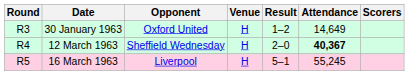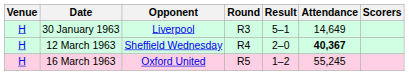columns swapped: (23, 12) <-> (245, 12)
(176, 29) Oxford United -> (173, 29) Liverpool
(281, 29) 1–2 -> (281, 29) 5–1
(176, 62) Liverpool -> (173, 62) Oxford United
(281, 62) 5–1 -> (281, 62) 1–2
